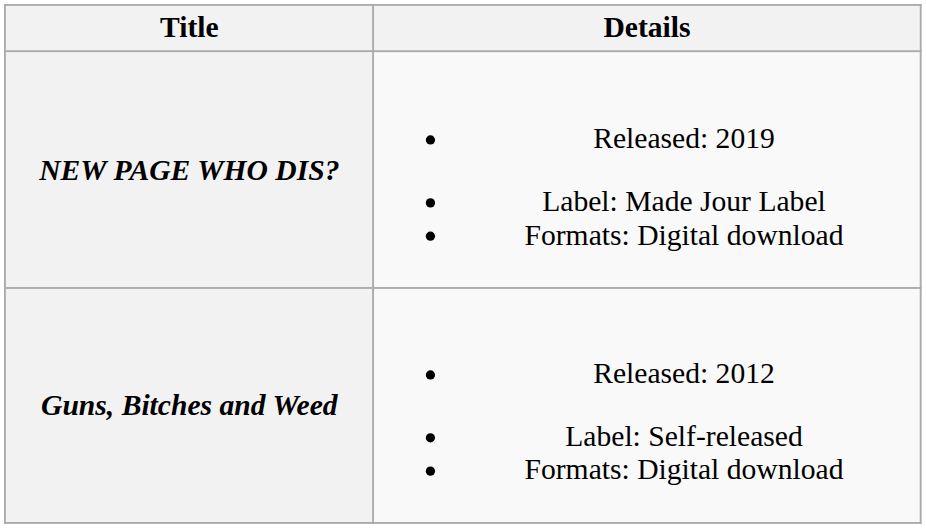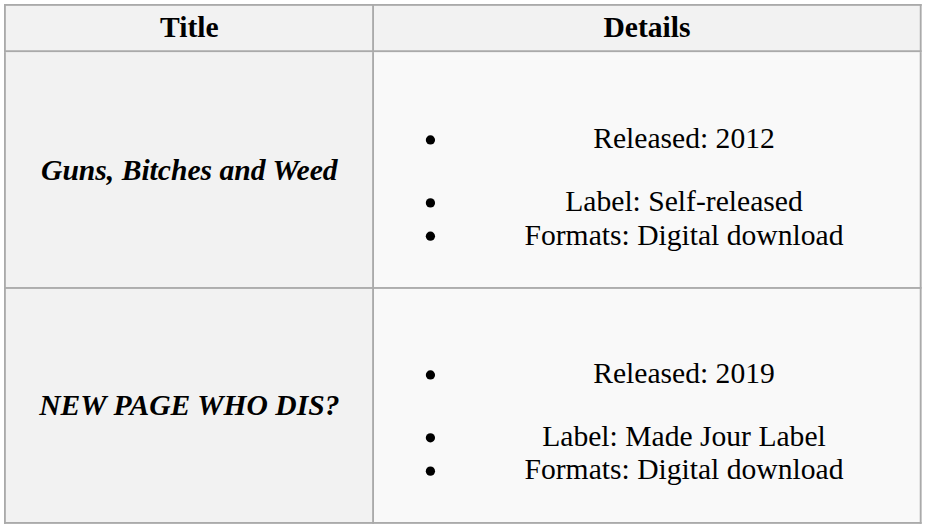rows swapped: (189, 404) <-> (189, 169)
